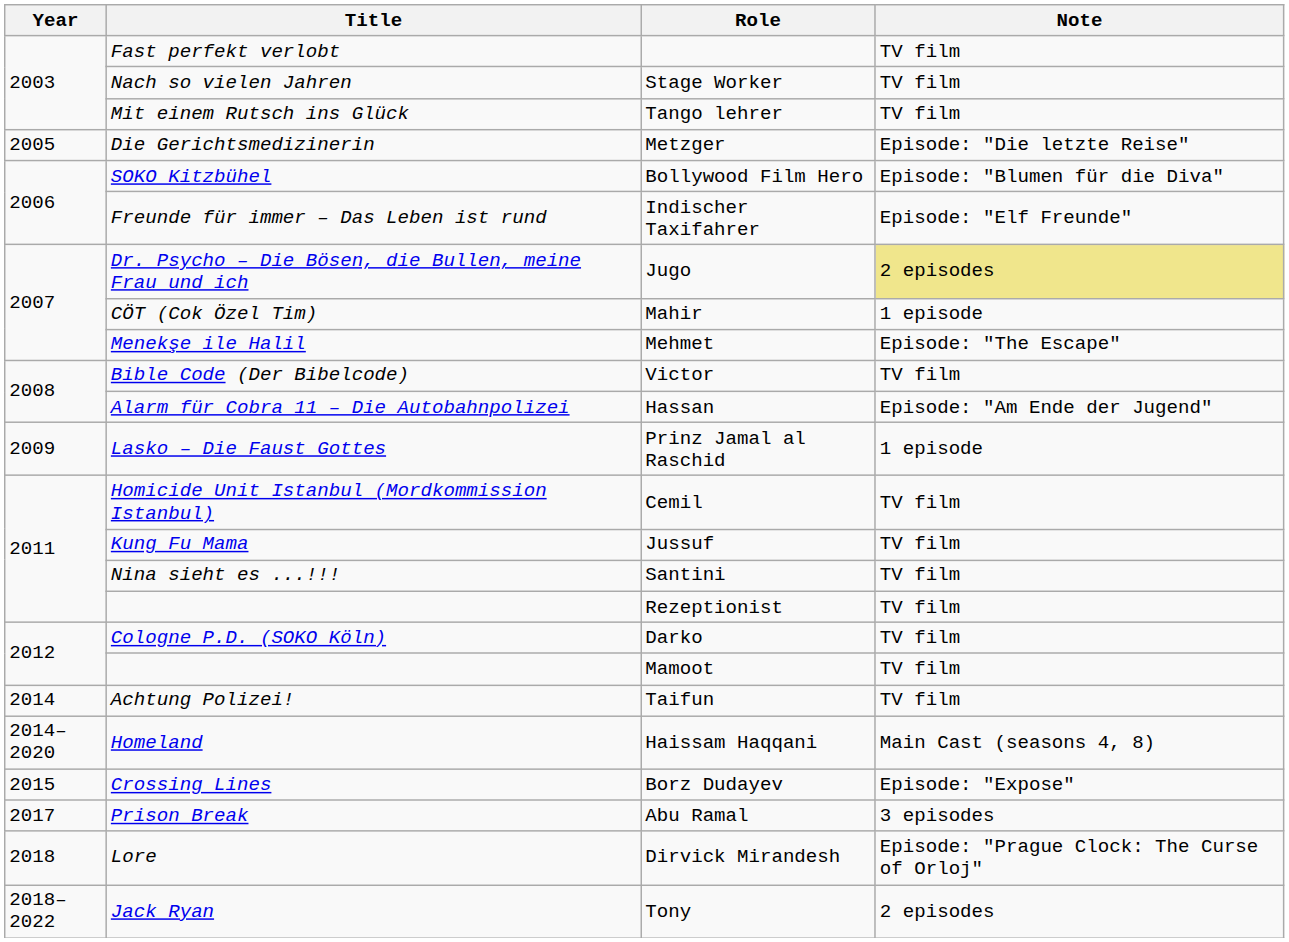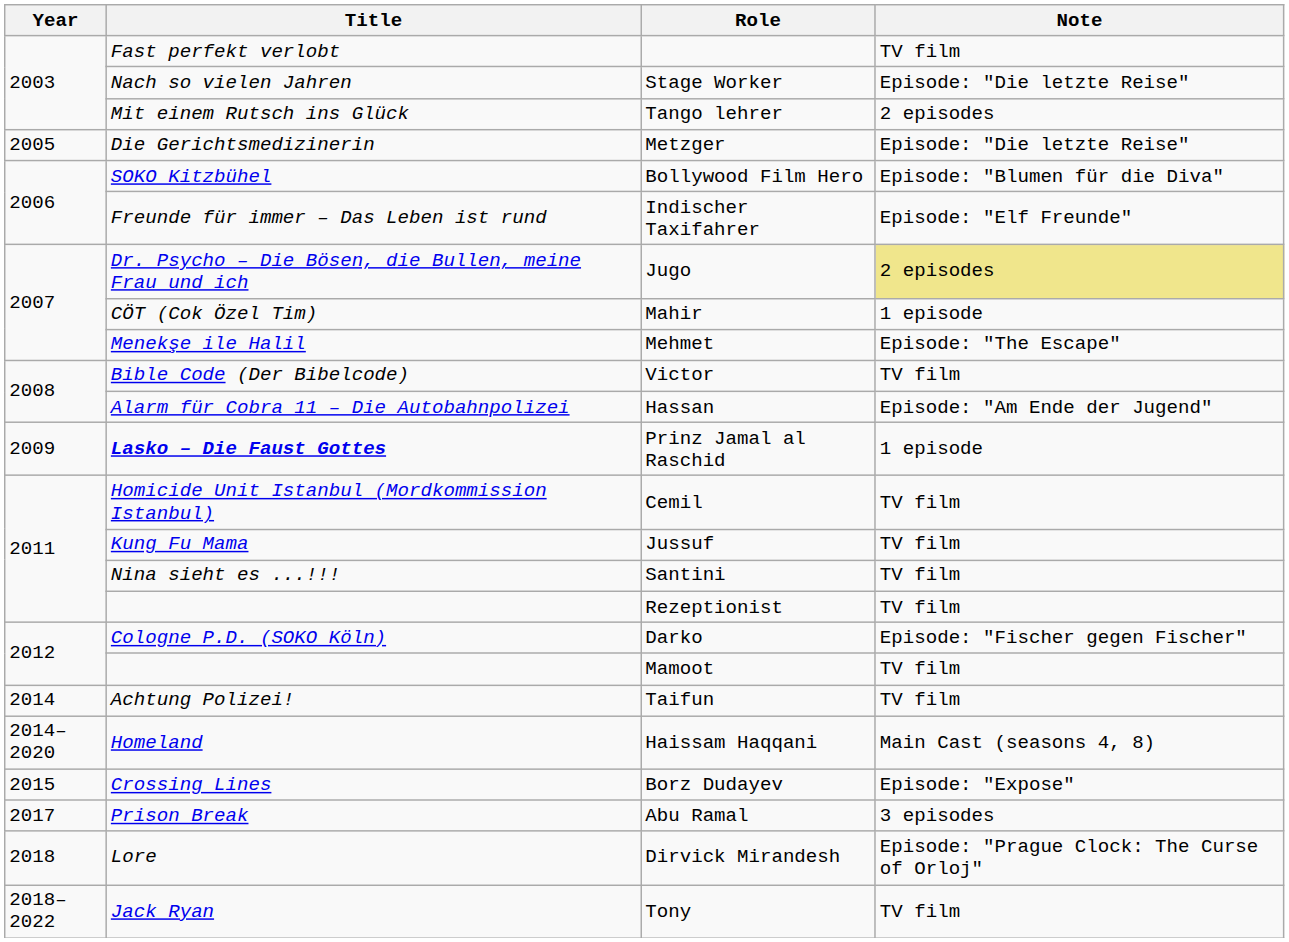(920, 83) TV film -> (1035, 83) Episode: "Die letzte Reise"
(920, 114) TV film -> (937, 114) 2 episodes
(248, 449) normal -> (248, 449) bold
(920, 638) TV film -> (1063, 638) Episode: "Fischer gegen Fischer"
(937, 911) 2 episodes -> (920, 911) TV film
